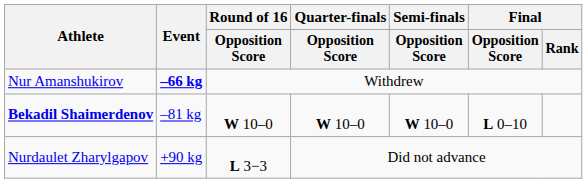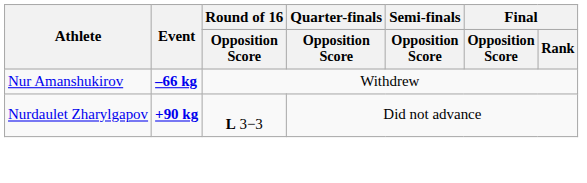- row: (81, 115)
(181, 157) normal -> (177, 115) bold
